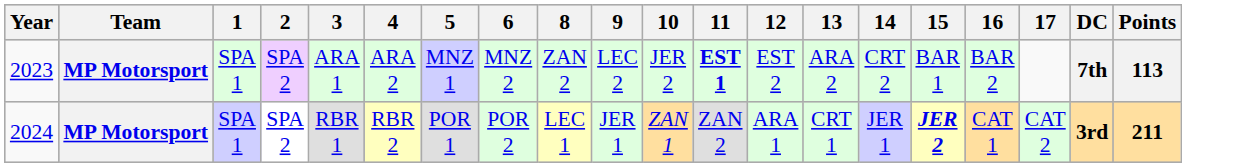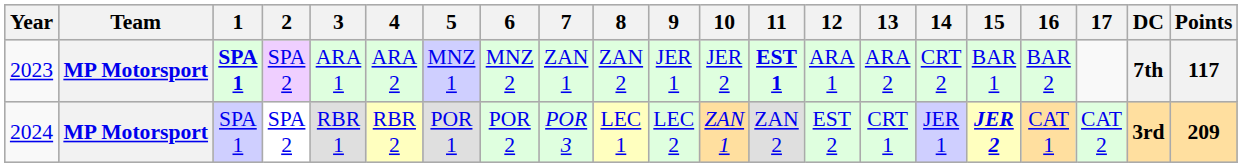+ column: (566, 21)
(237, 70) normal -> (238, 70) bold
(618, 70) LEC 2 -> (674, 70) JER 1
(776, 70) EST 2 -> (832, 70) ARA 1
(1147, 70) 113 -> (1204, 70) 117
(618, 131) JER 1 -> (674, 131) LEC 2
(776, 131) ARA 1 -> (832, 131) EST 2
(1147, 131) 211 -> (1204, 131) 209
